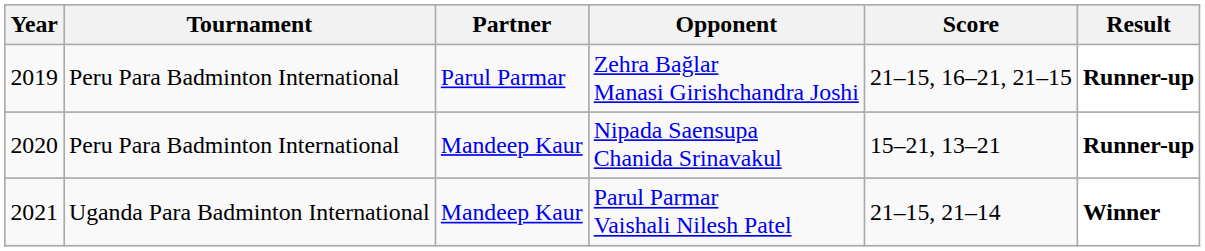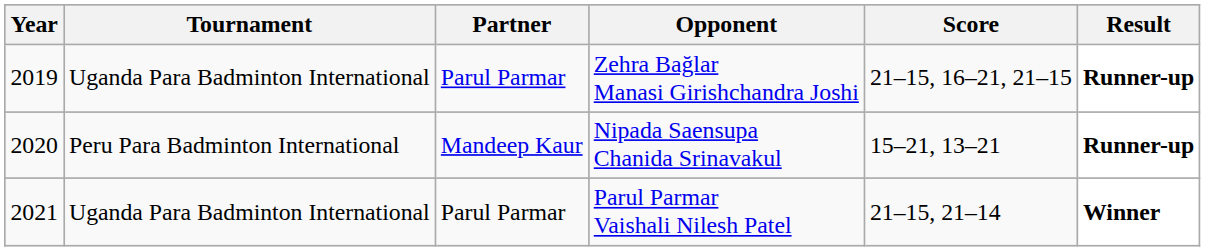(234, 77) Peru Para Badminton International -> (249, 77) Uganda Para Badminton International
(512, 212) Mandeep Kaur -> (503, 212) Parul Parmar
